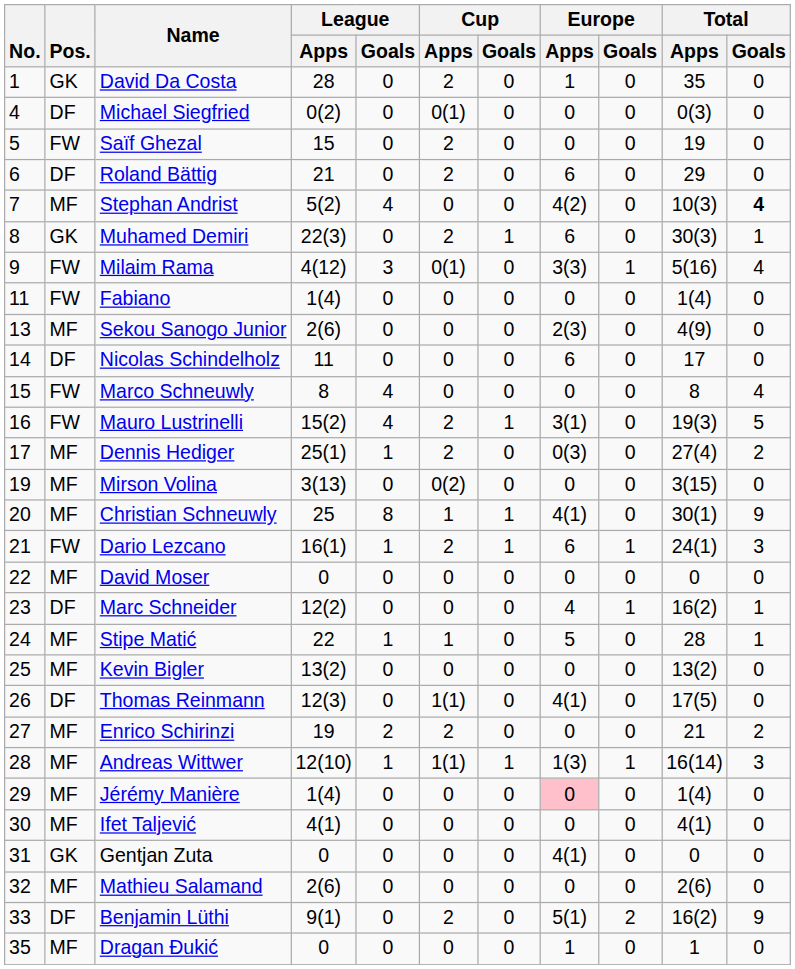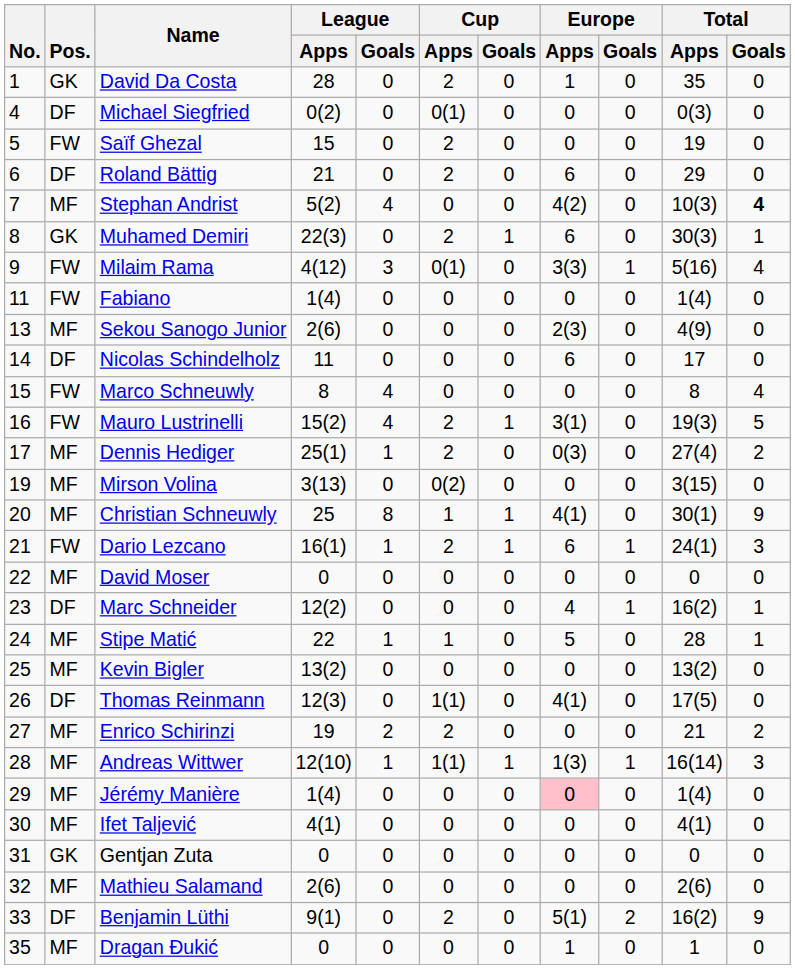(570, 855) 4(1) -> (570, 855) 0
